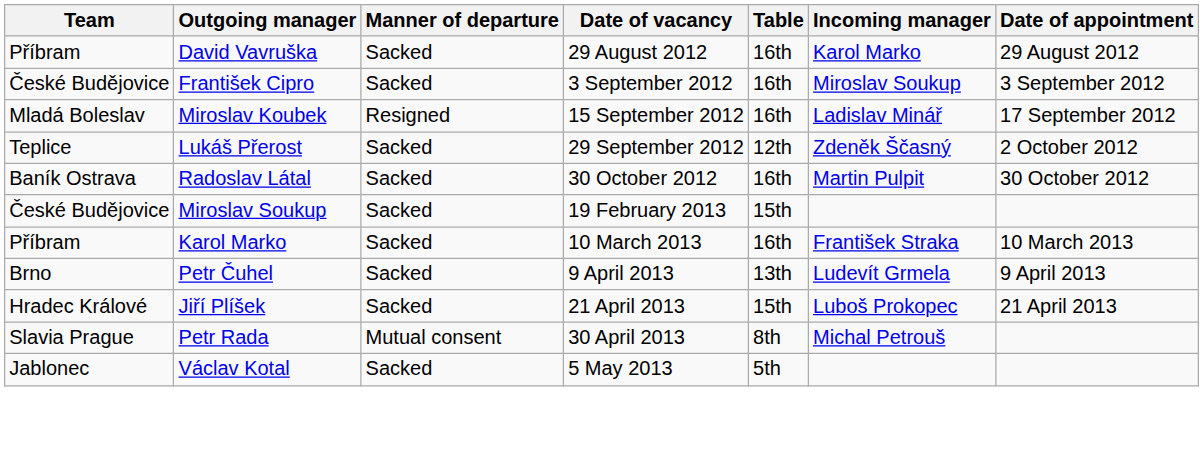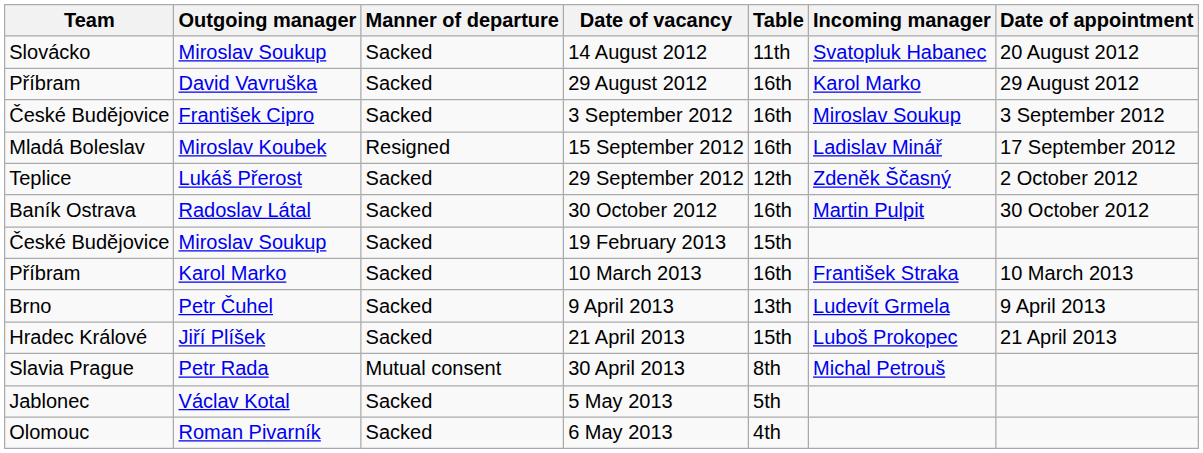+ row: (638, 52)
+ row: (620, 432)
